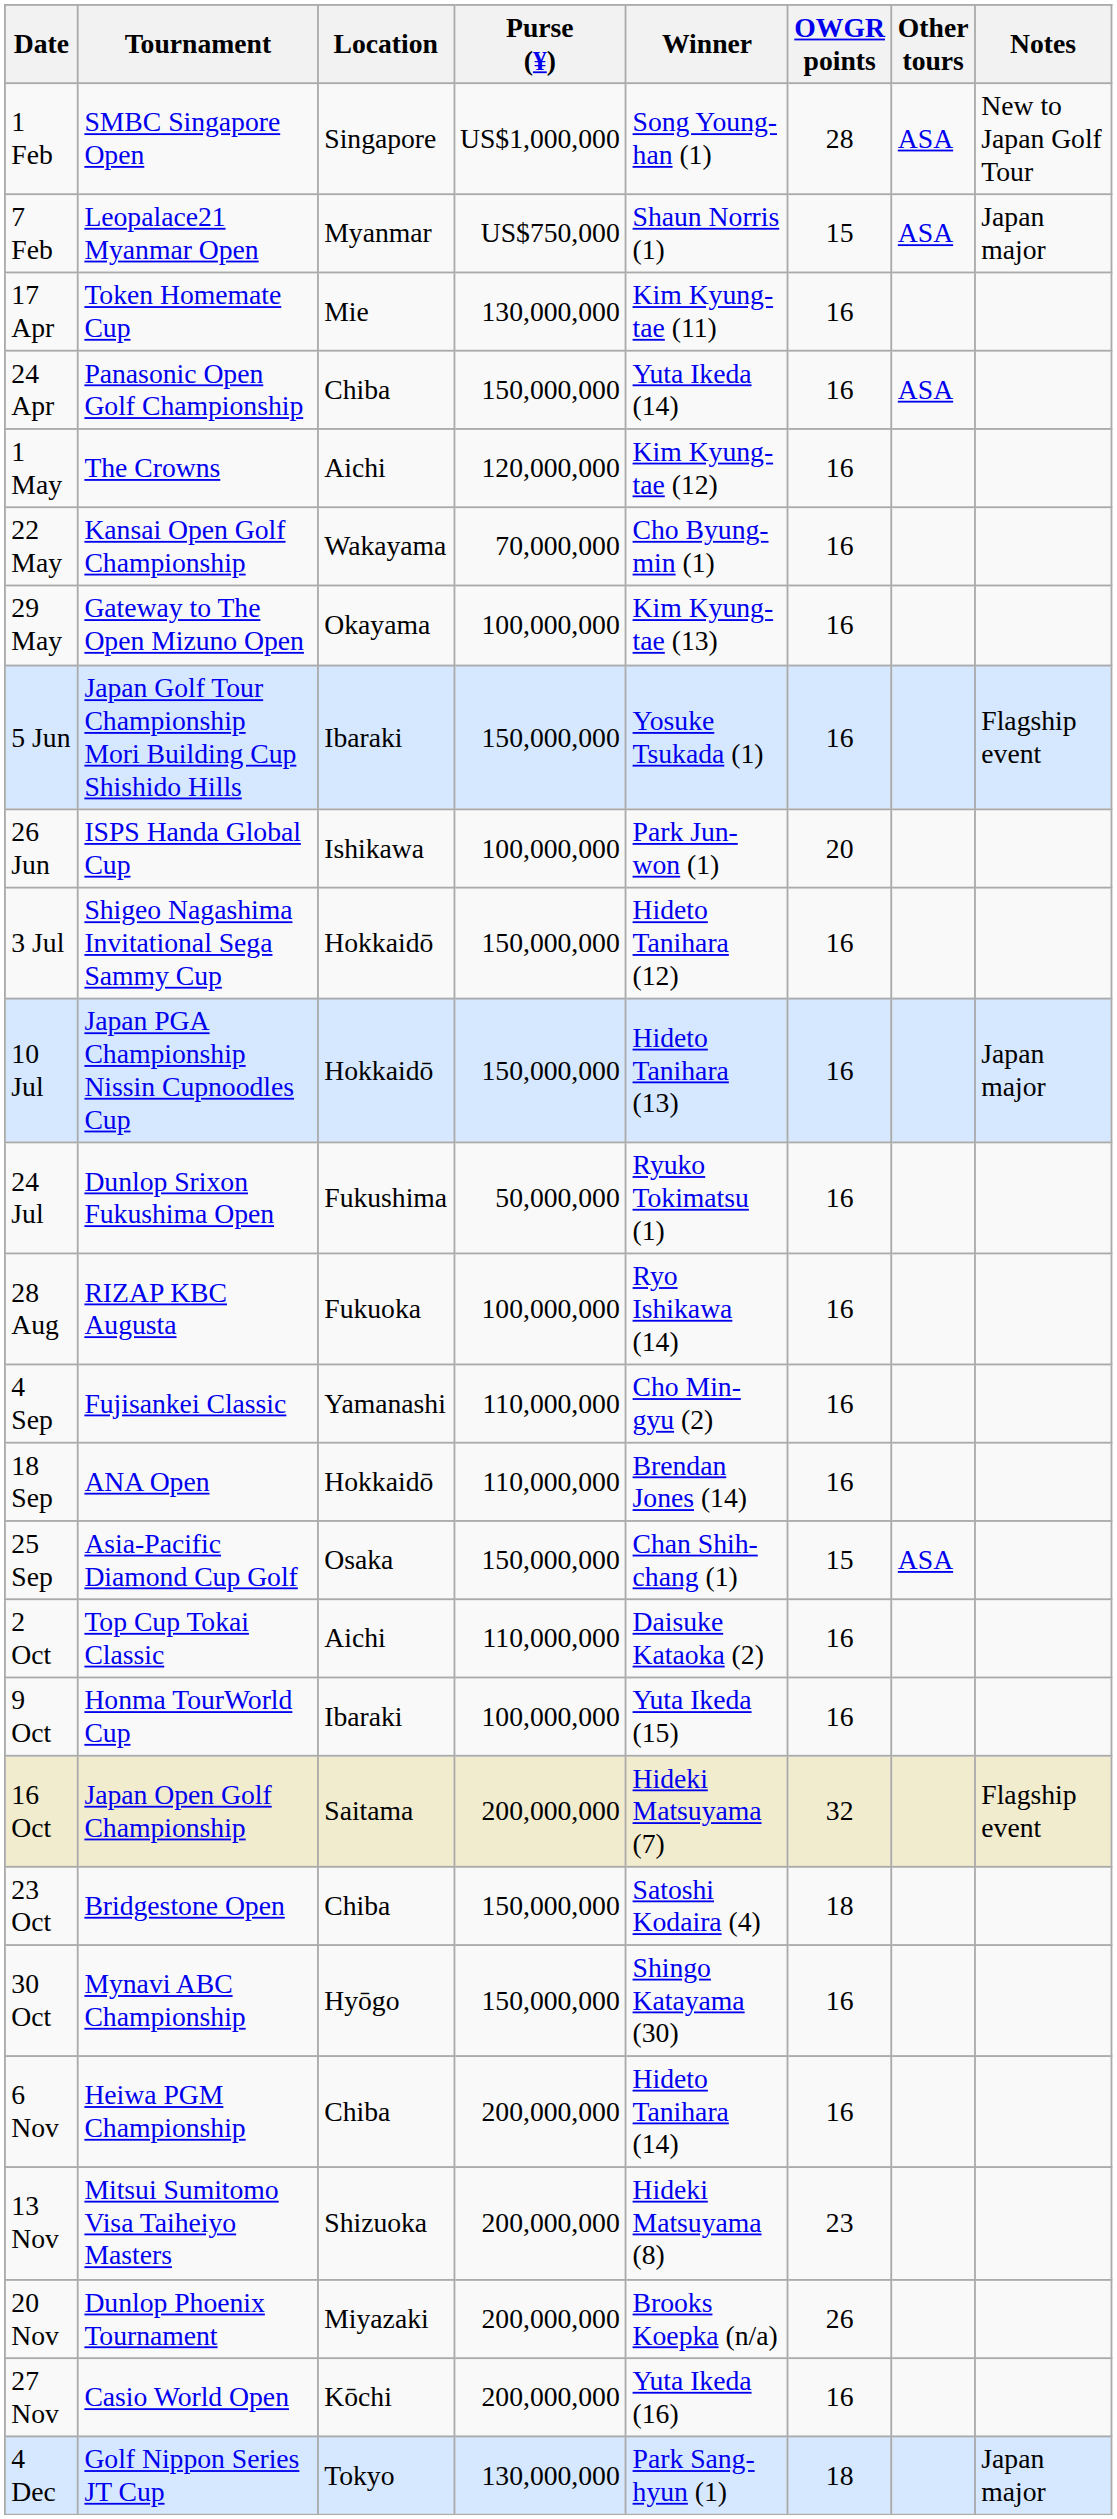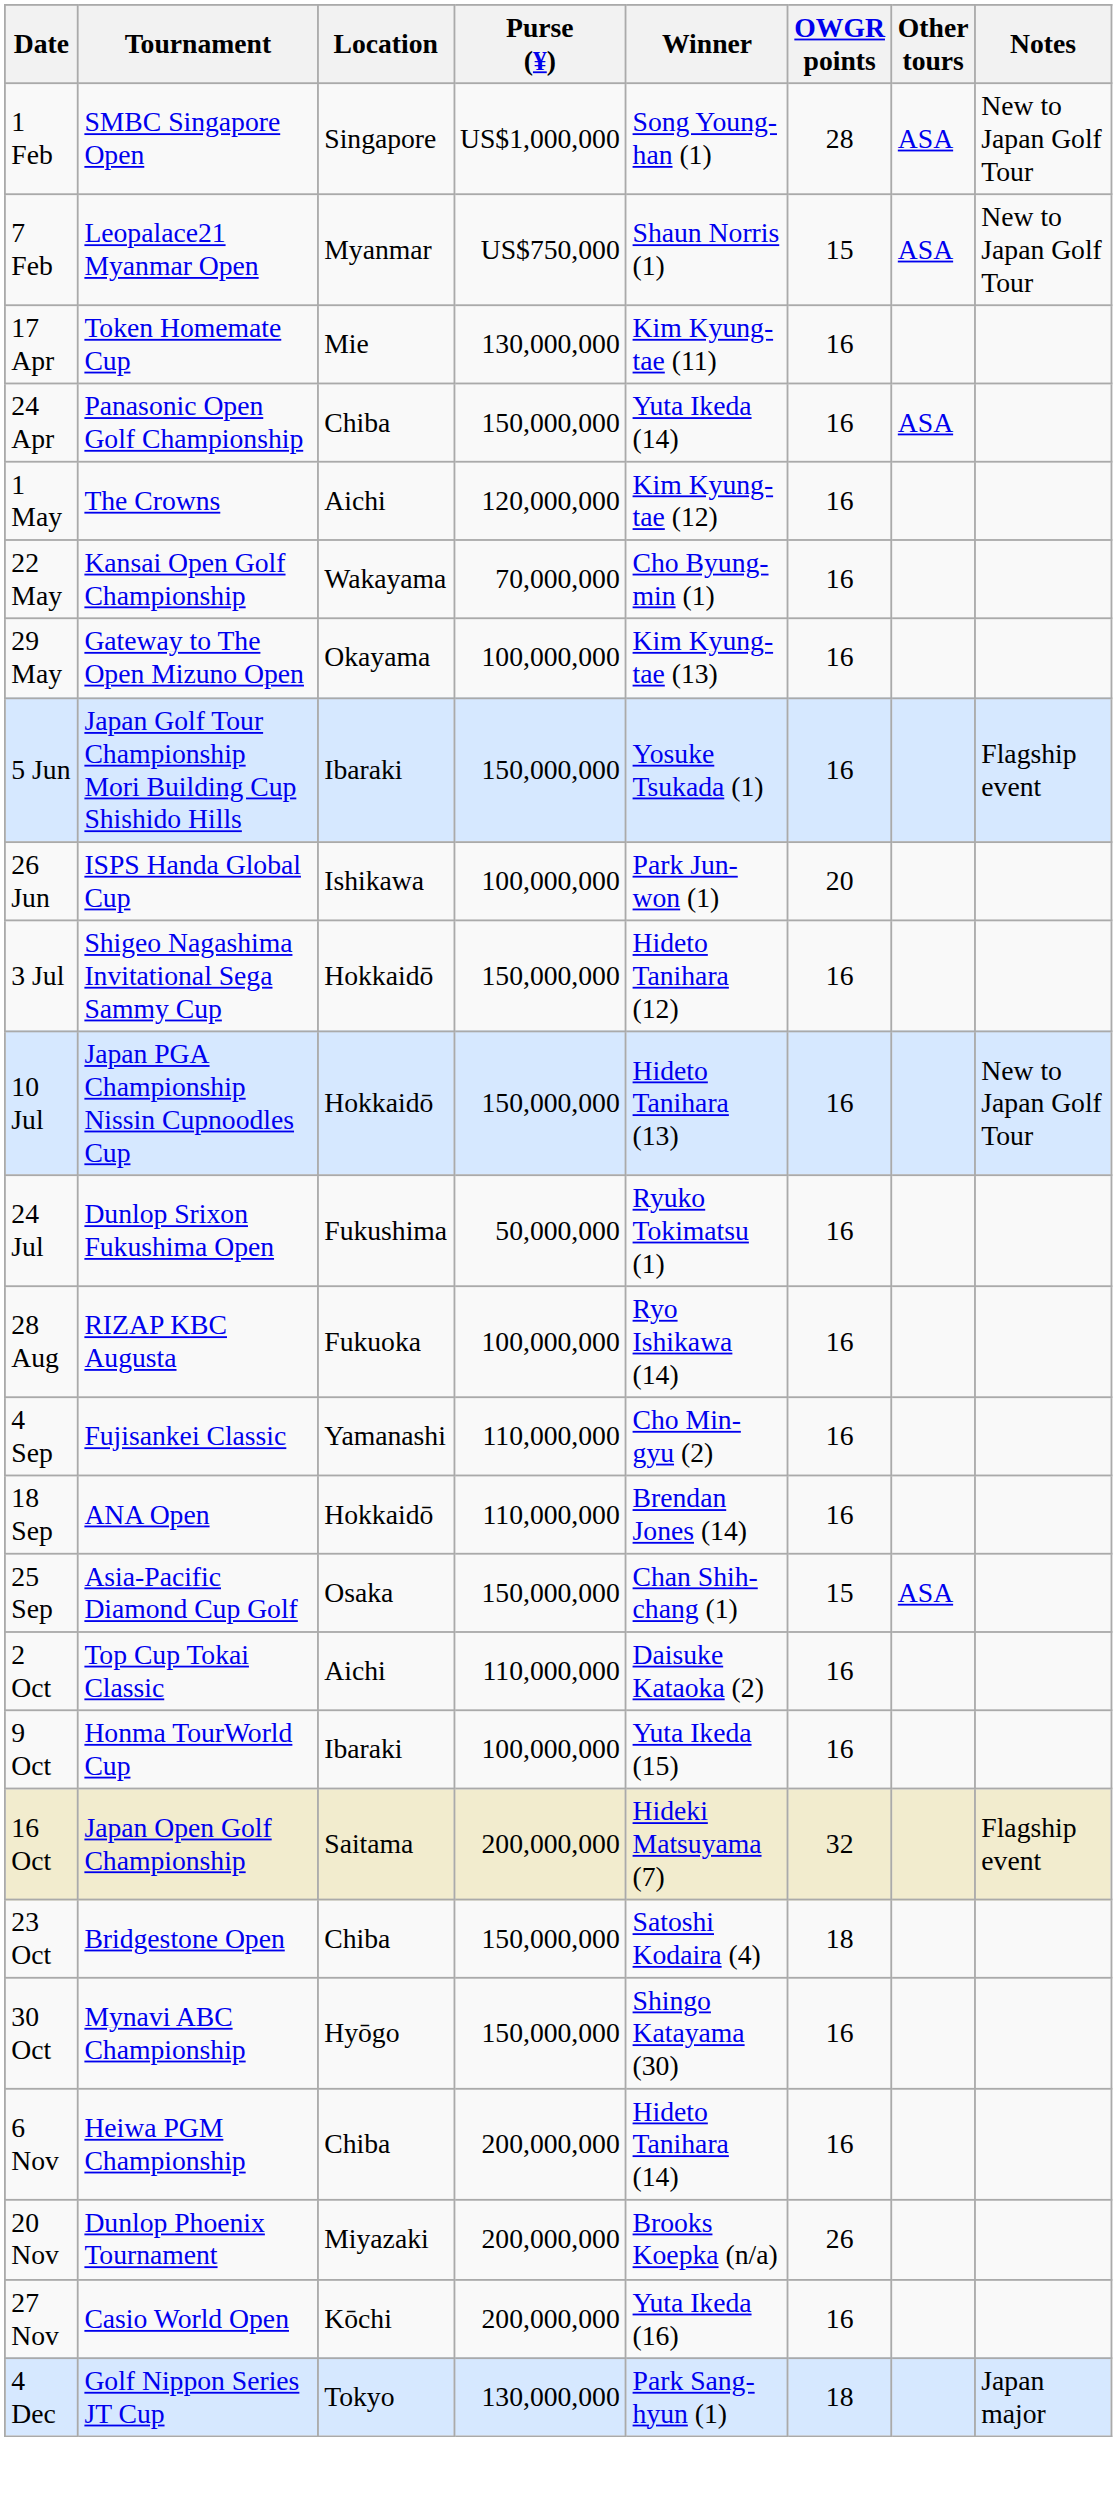(1014, 233) Japan major -> (1042, 249) New to Japan Golf Tour
(1014, 1069) Japan major -> (1042, 1102) New to Japan Golf Tour
- row: (35, 2223)
